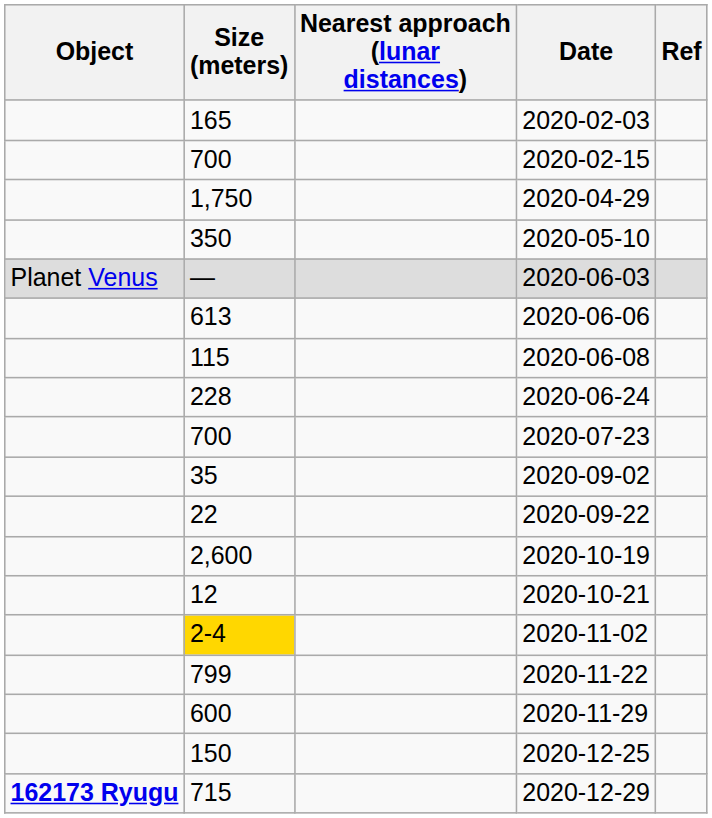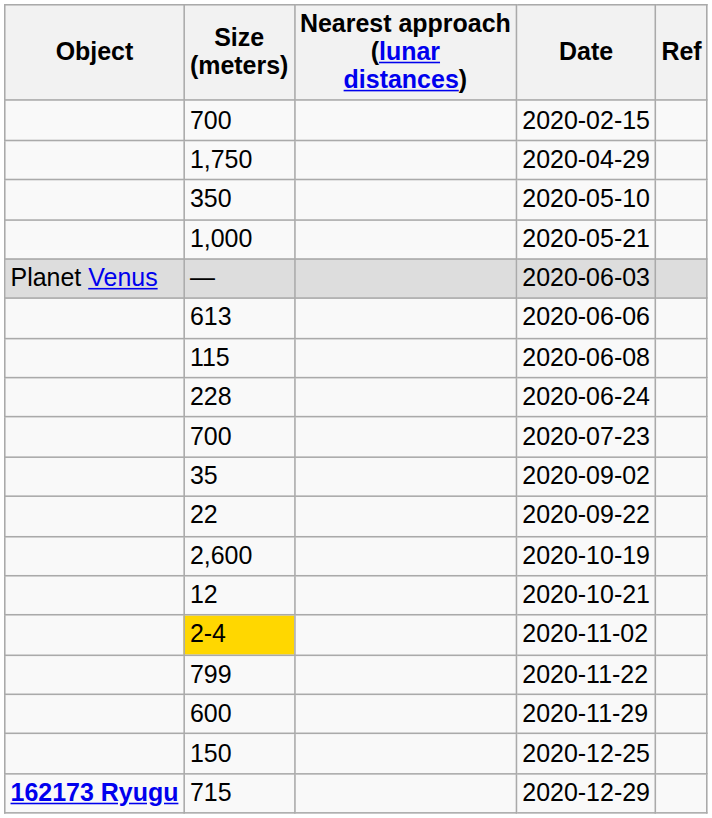- row: (586, 120)
+ row: (586, 238)
